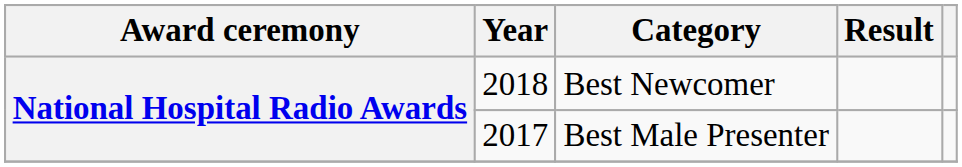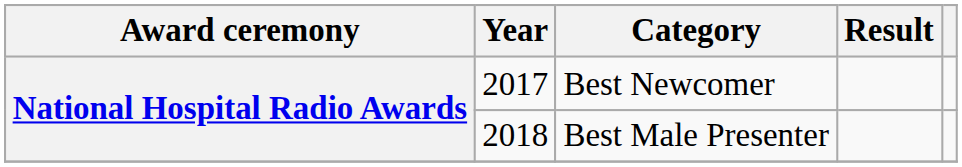(515, 82) 2018 -> (515, 82) 2017
(515, 135) 2017 -> (515, 135) 2018
